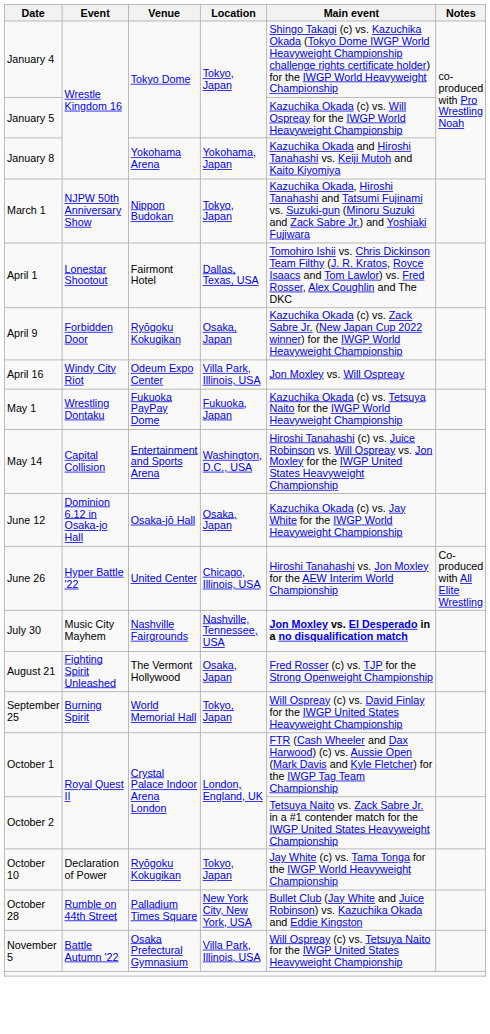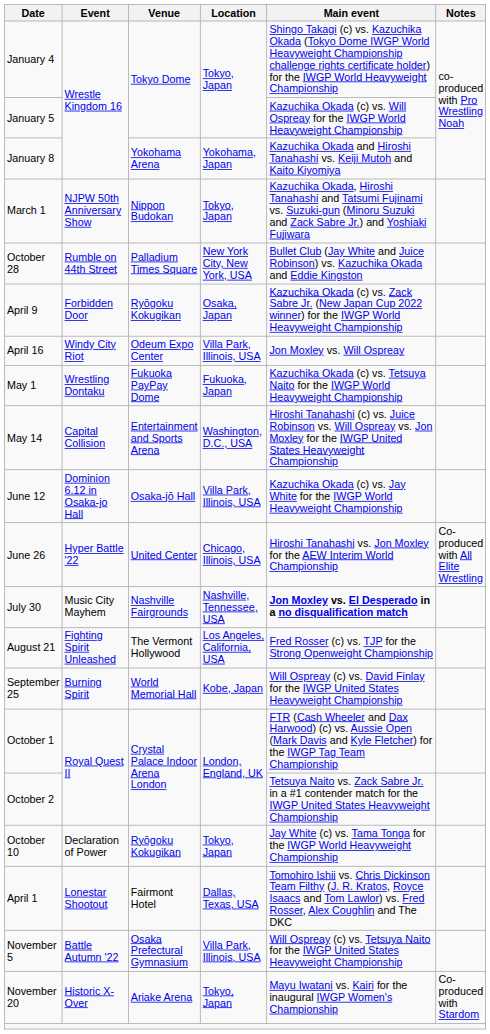rows swapped: (22, 275) <-> (26, 910)
(220, 520) Osaka, Japan -> (232, 496) Villa Park, Illinois, USA
(220, 671) Osaka, Japan -> (233, 647) Los Angeles, California, USA
(218, 712) Tokyo, Japan -> (233, 688) Kobe, Japan
+ row: (32, 997)
